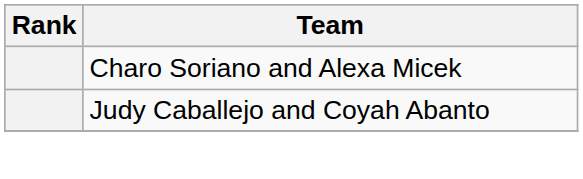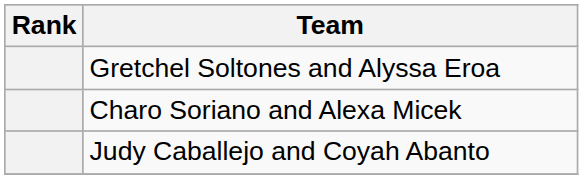+ row: (295, 67)
